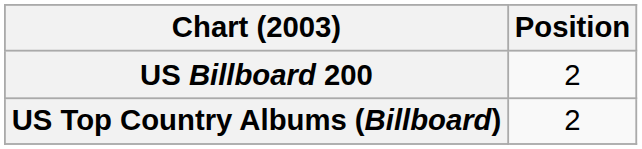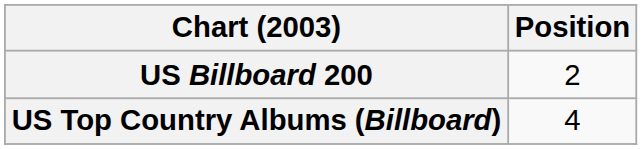(573, 120) 2 -> (573, 120) 4
